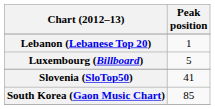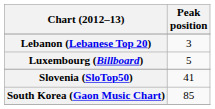(189, 43) 1 -> (189, 43) 3
